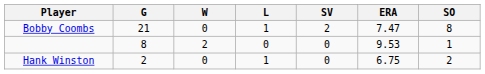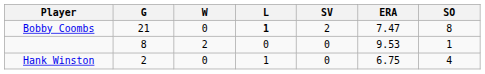(266, 29) normal -> (266, 29) bold
(449, 61) 2 -> (449, 61) 4
